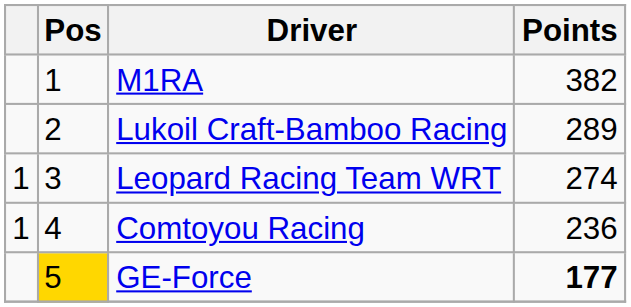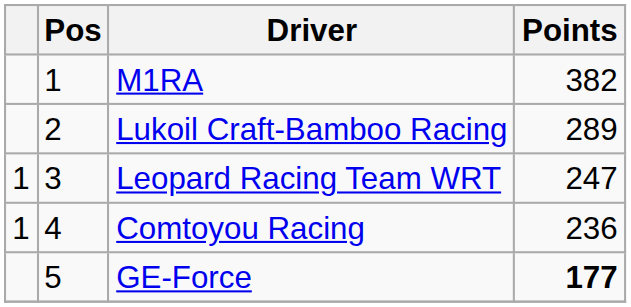(592, 179) 274 -> (592, 179) 247
(53, 278) gold background -> (53, 278) no background
